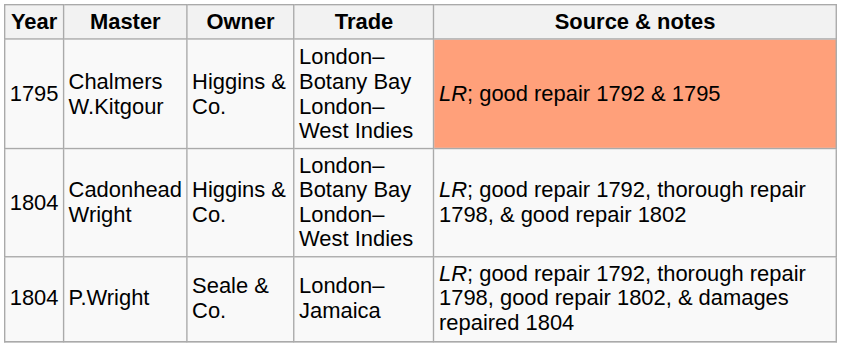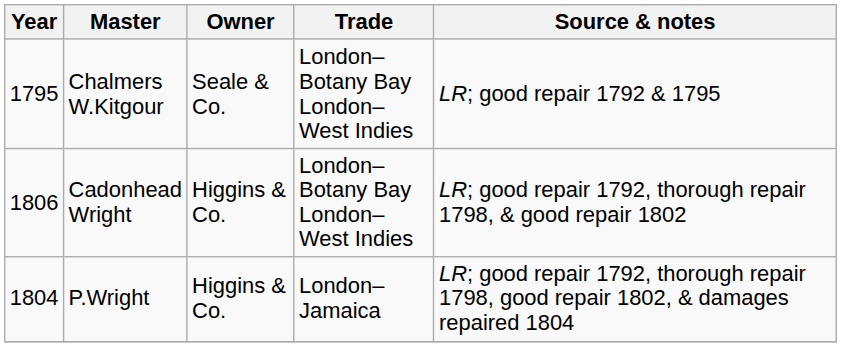(239, 93) Higgins & Co. -> (230, 93) Seale & Co.
(580, 93) lightsalmon background -> (580, 93) no background
(34, 202) 1804 -> (34, 202) 1806
(230, 298) Seale & Co. -> (239, 298) Higgins & Co.
